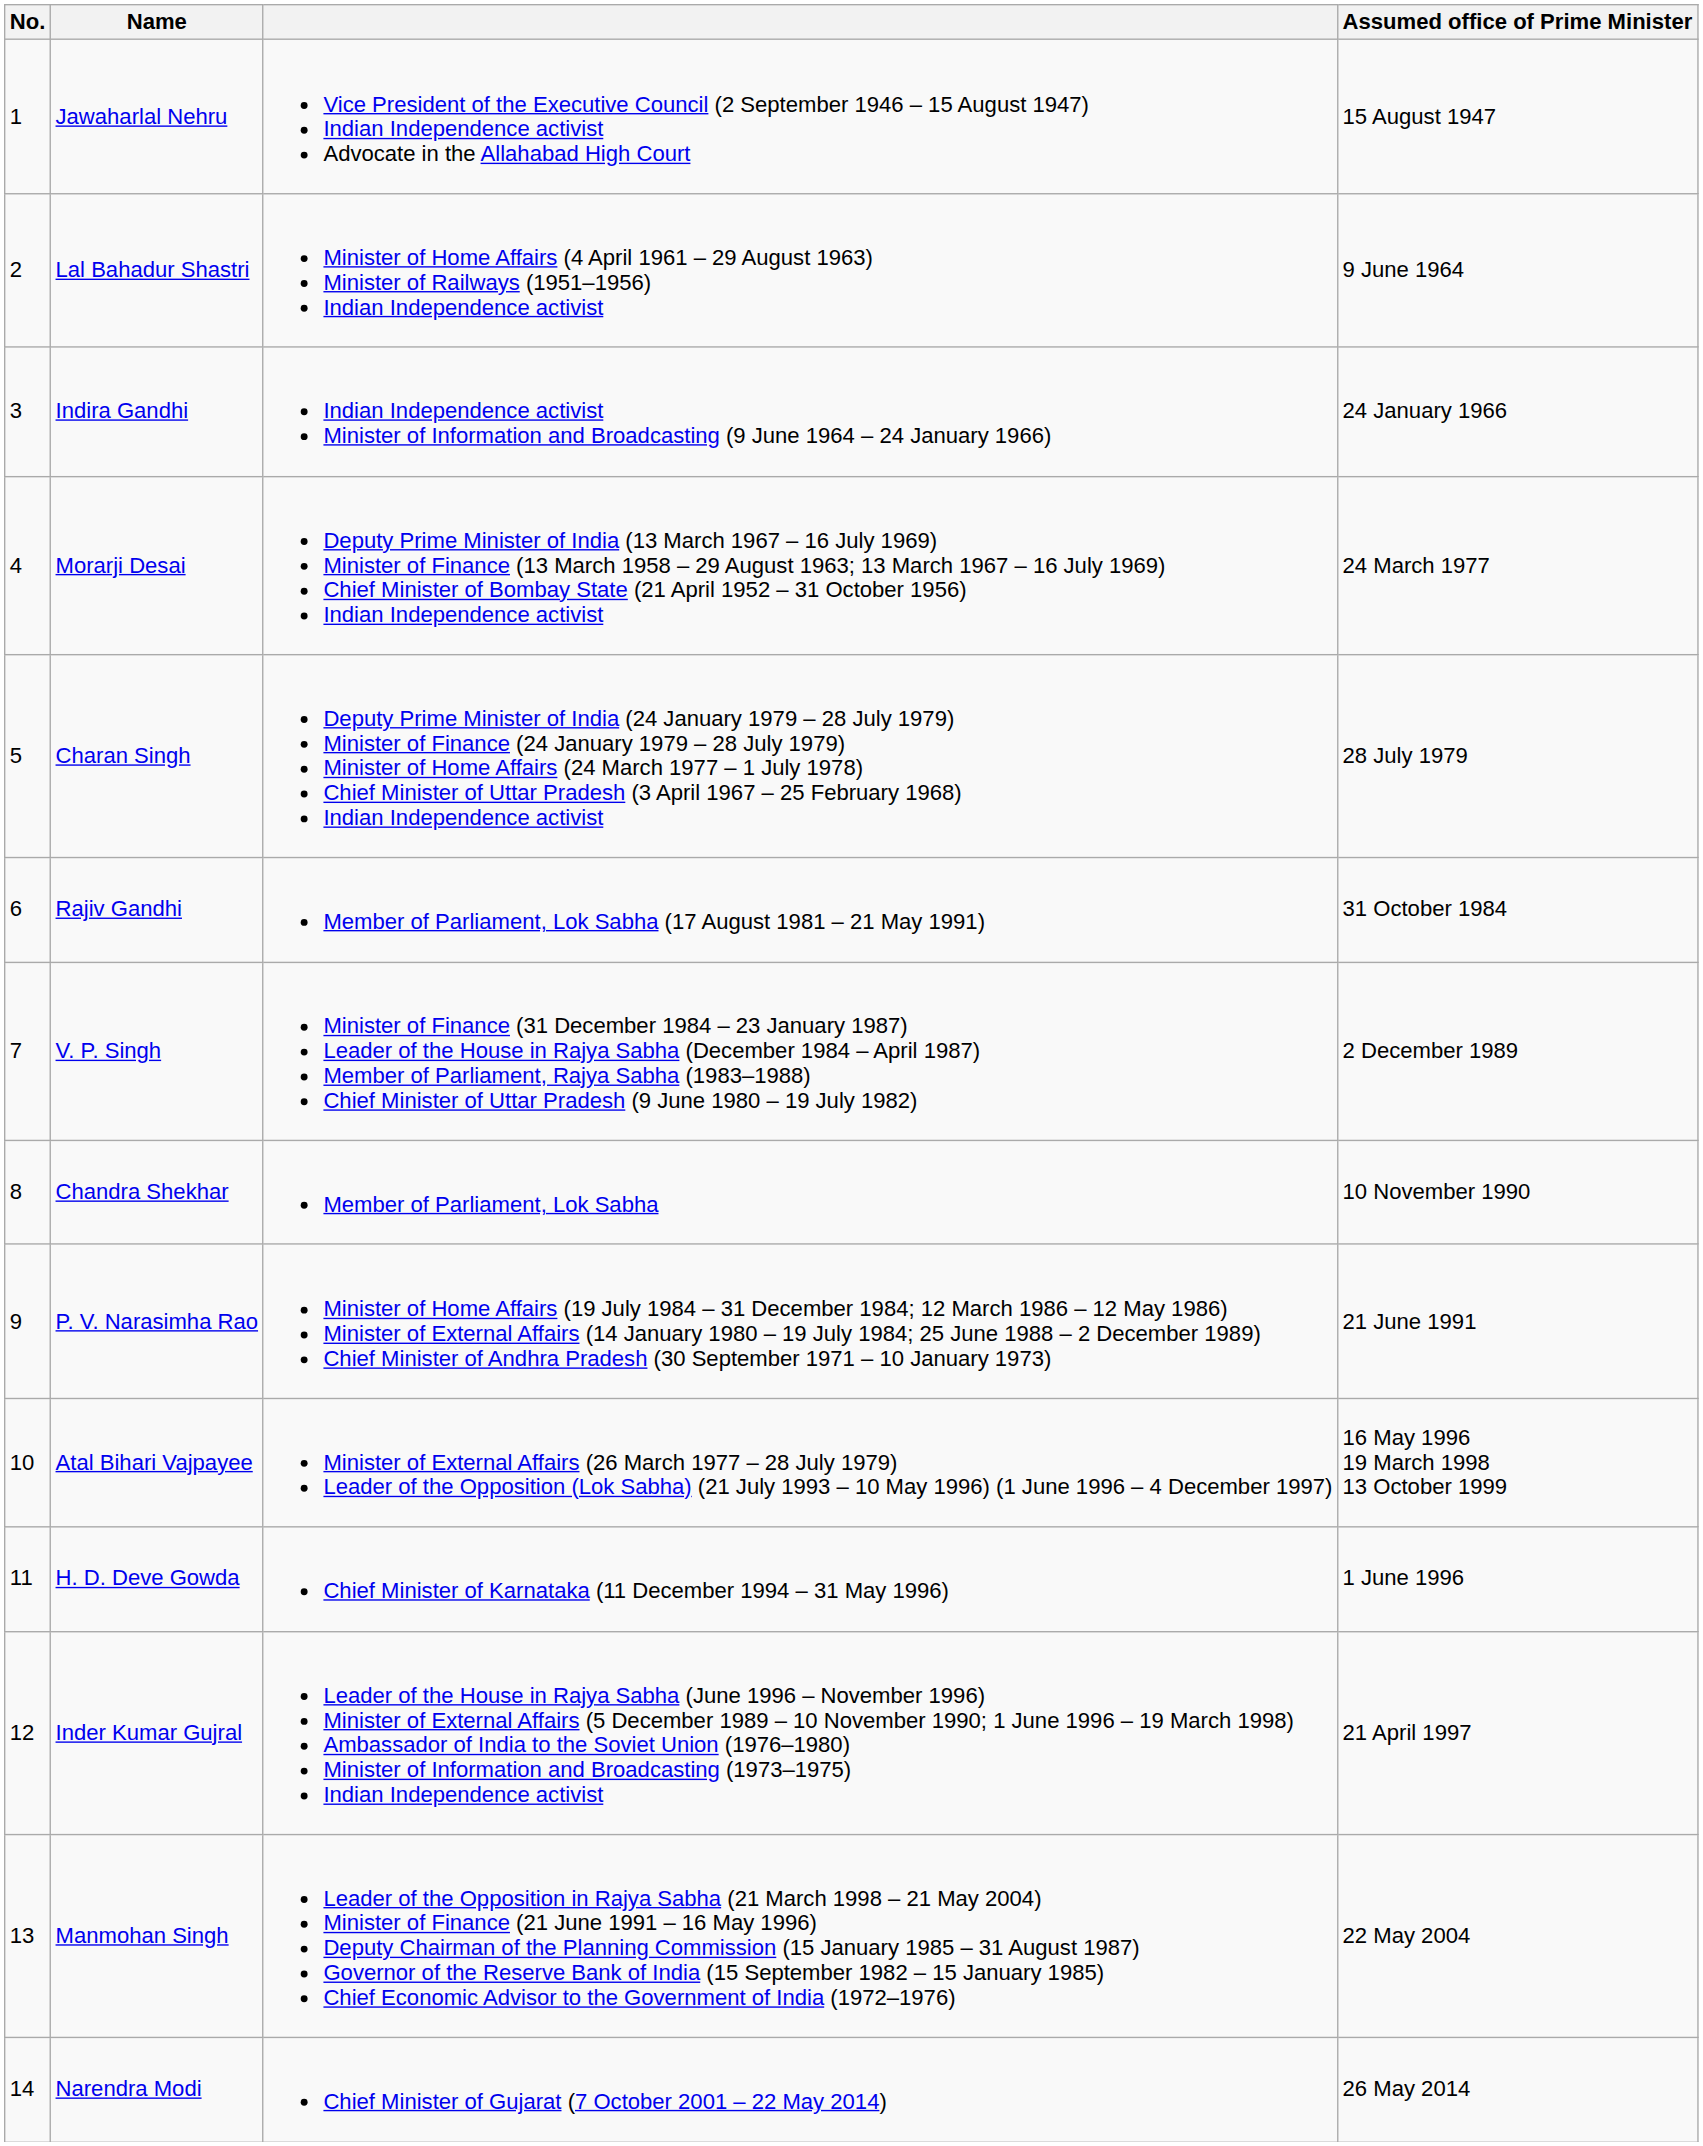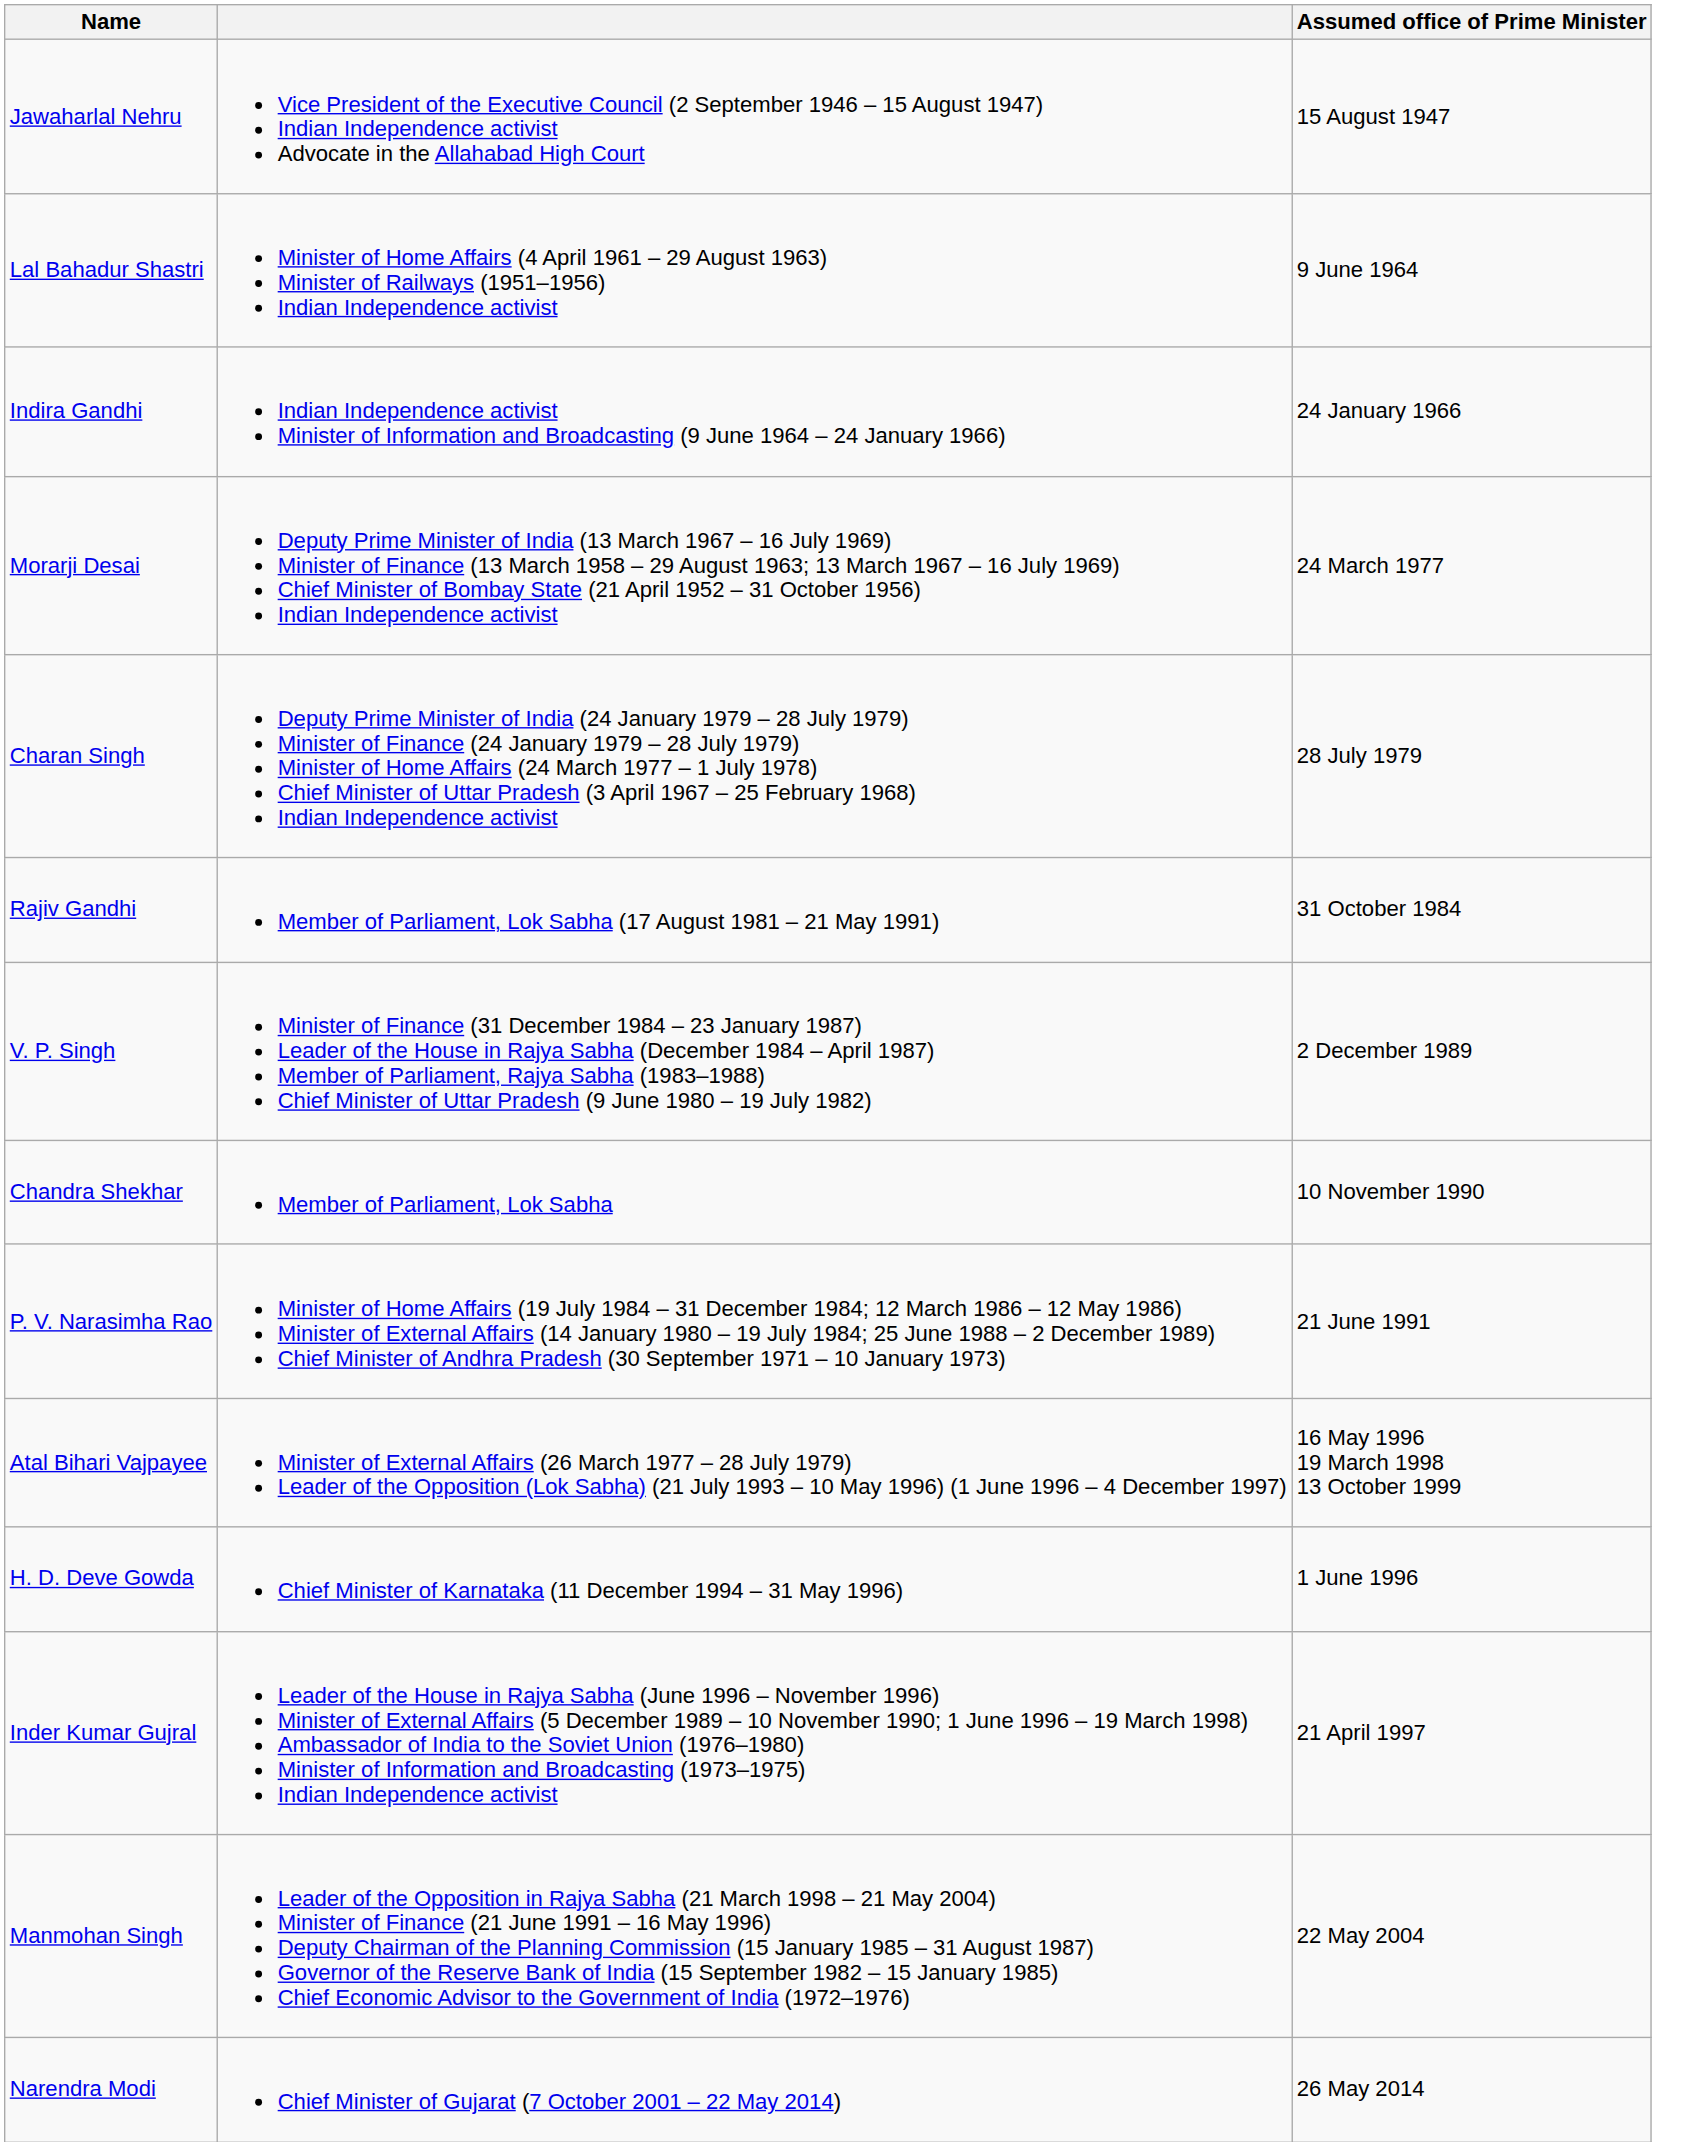- column: (28, 22)
